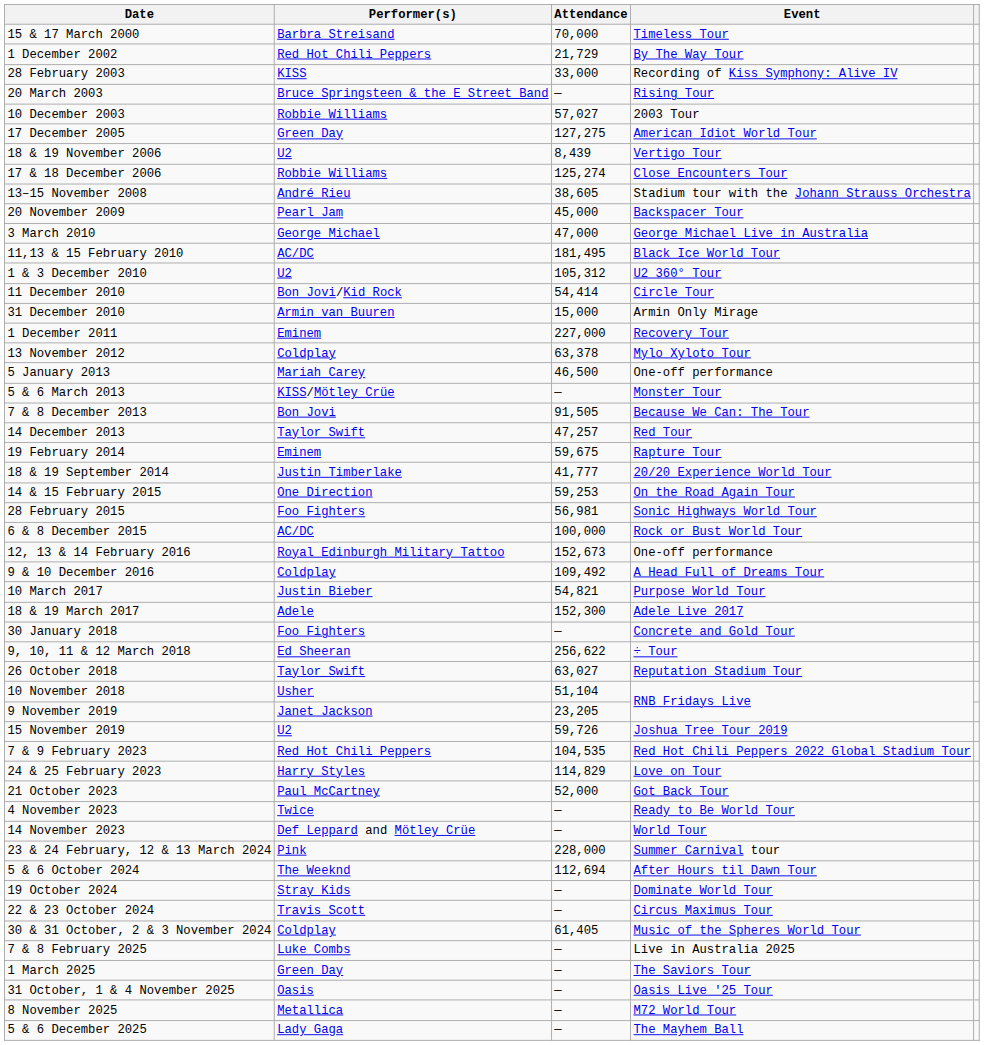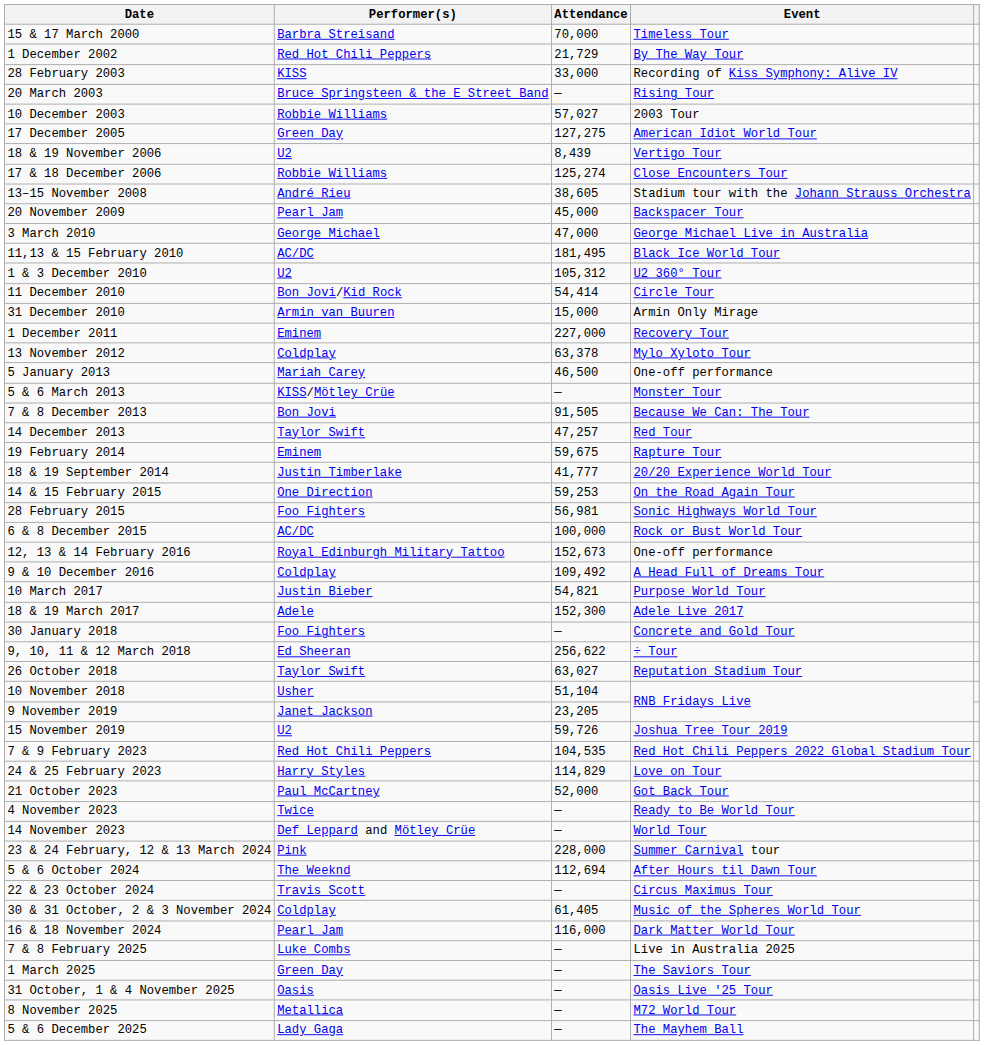- row: (62, 891)
+ row: (84, 931)
